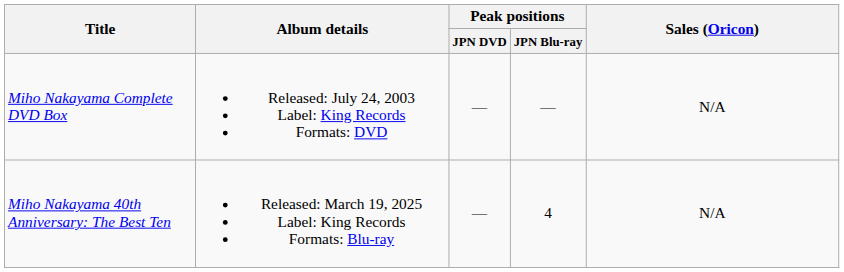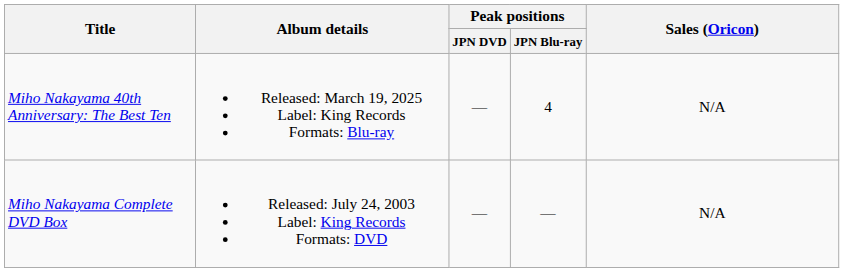rows swapped: (90, 106) <-> (89, 213)
